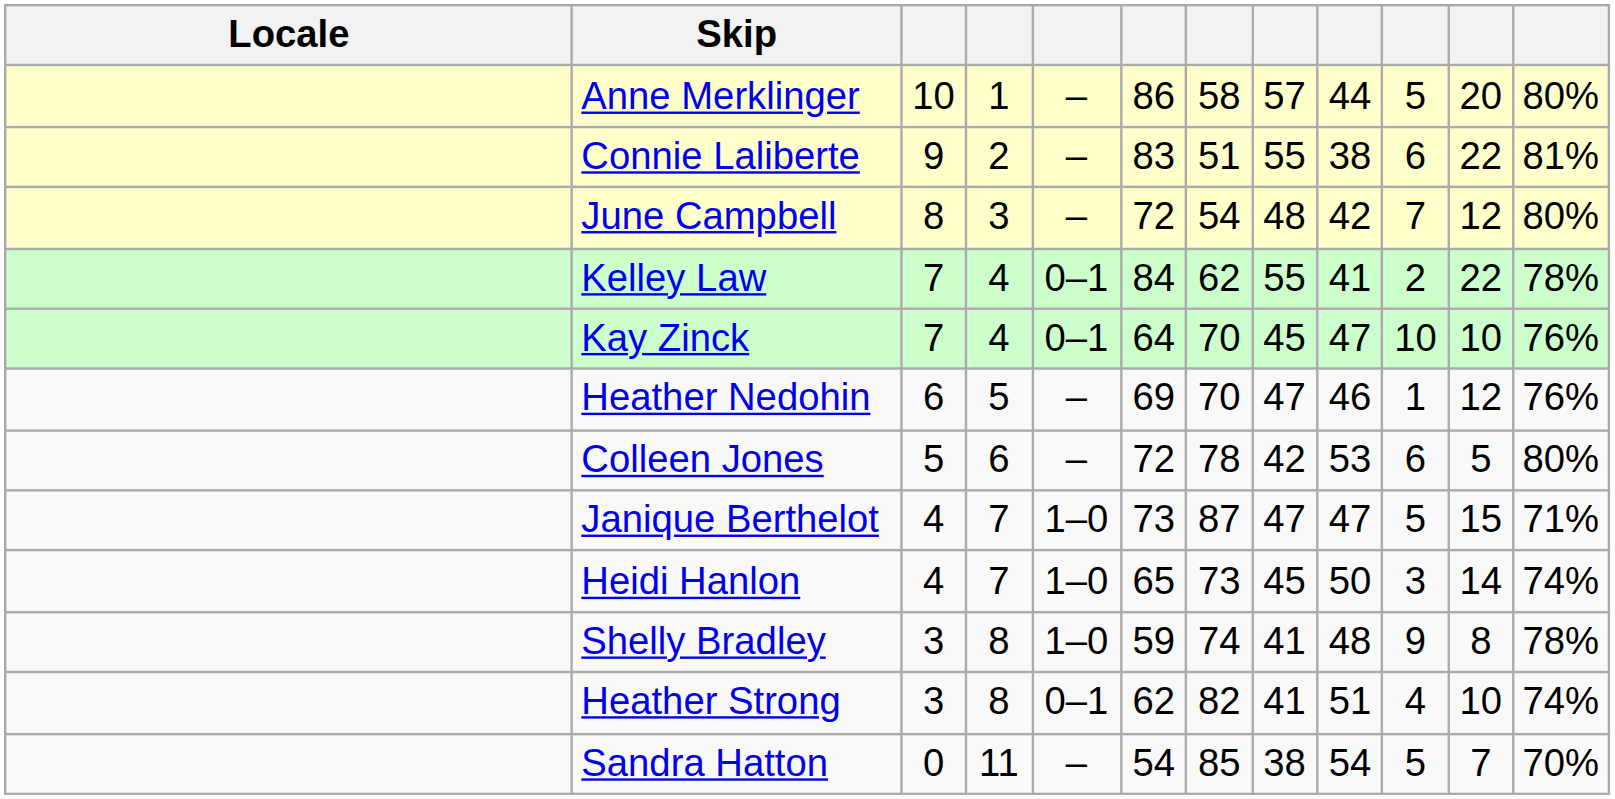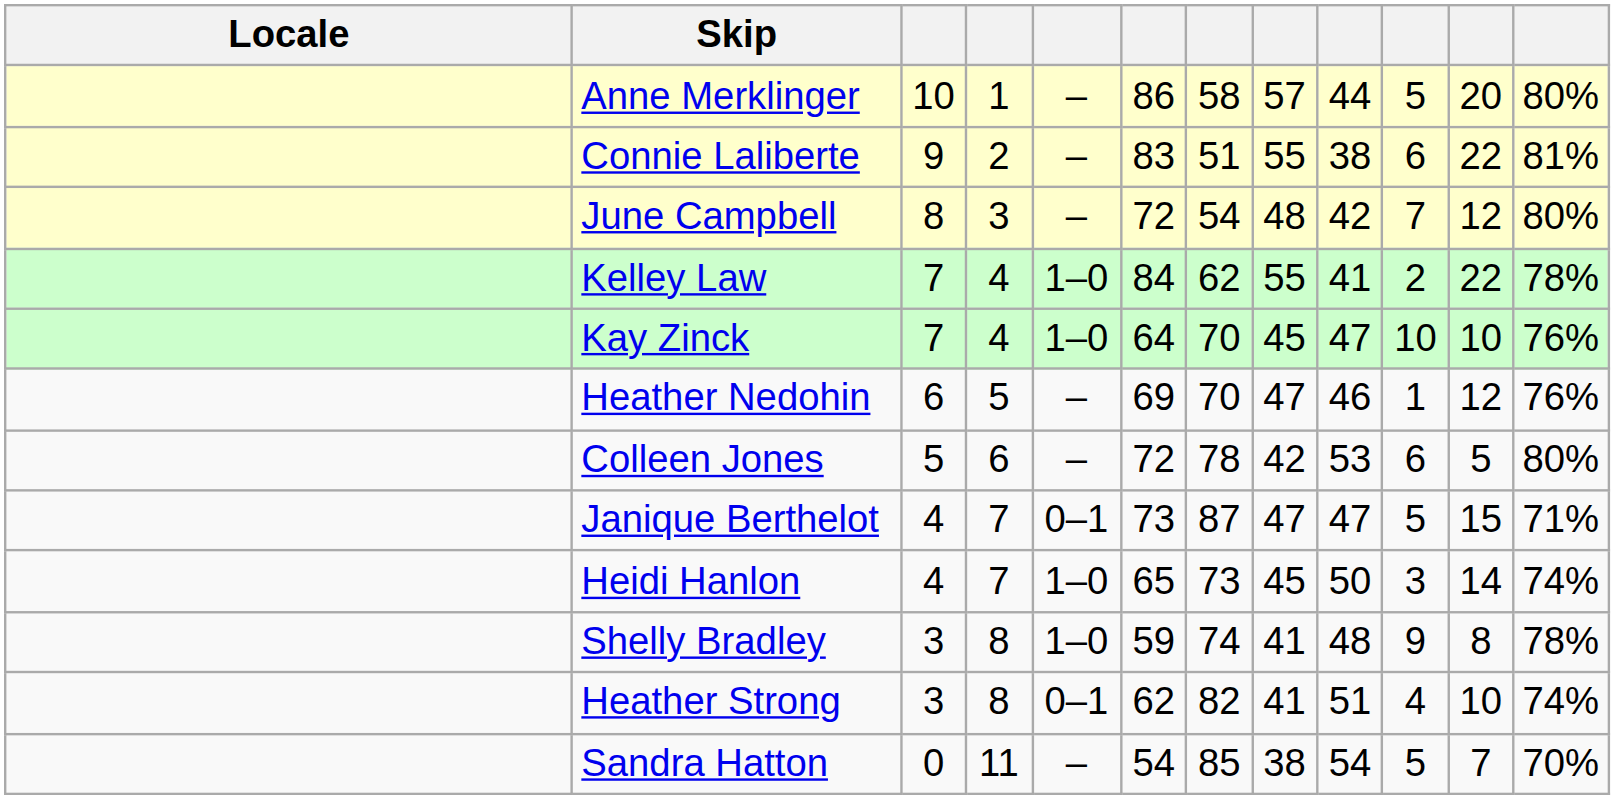(1076, 277) 0–1 -> (1076, 277) 1–0
(1076, 338) 0–1 -> (1076, 338) 1–0
(1076, 519) 1–0 -> (1076, 519) 0–1
